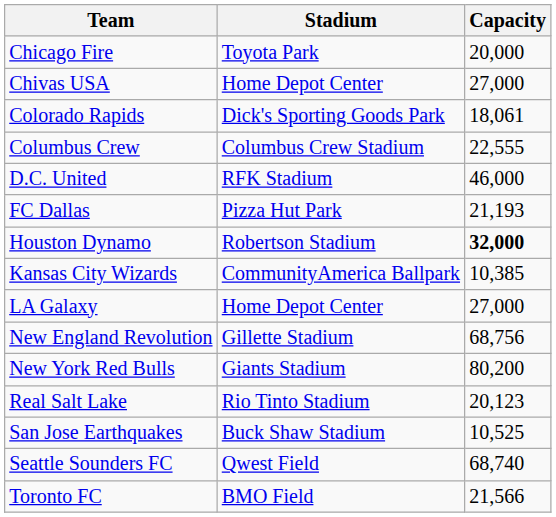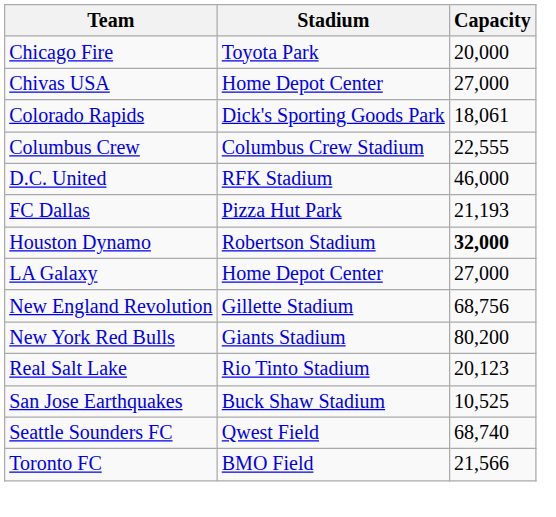- row: (93, 274)
